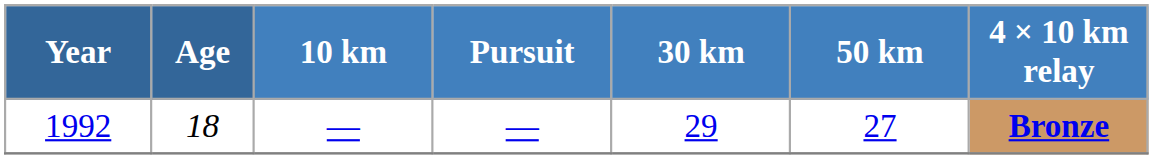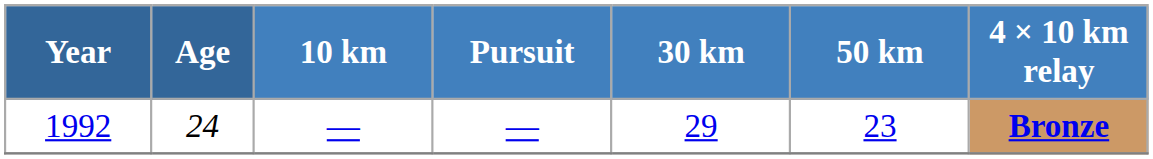(203, 125) 18 -> (203, 125) 24
(880, 125) 27 -> (880, 125) 23
